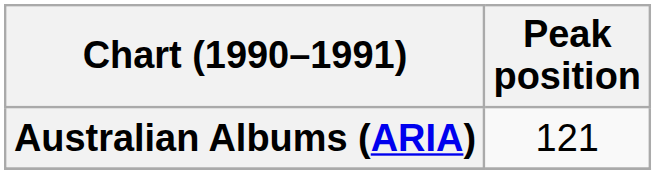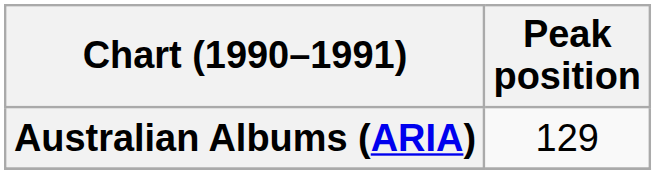(567, 137) 121 -> (567, 137) 129
